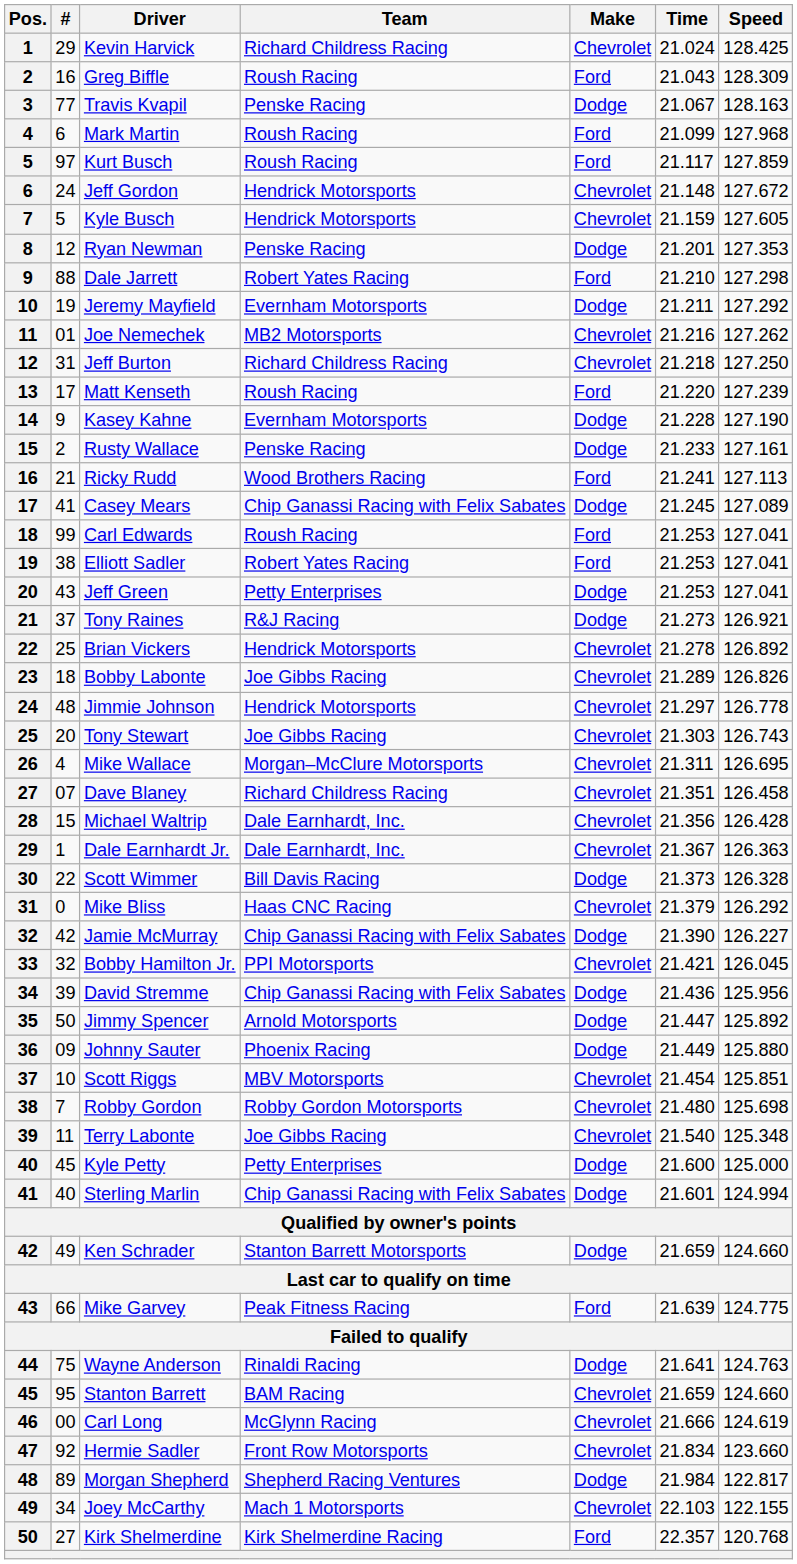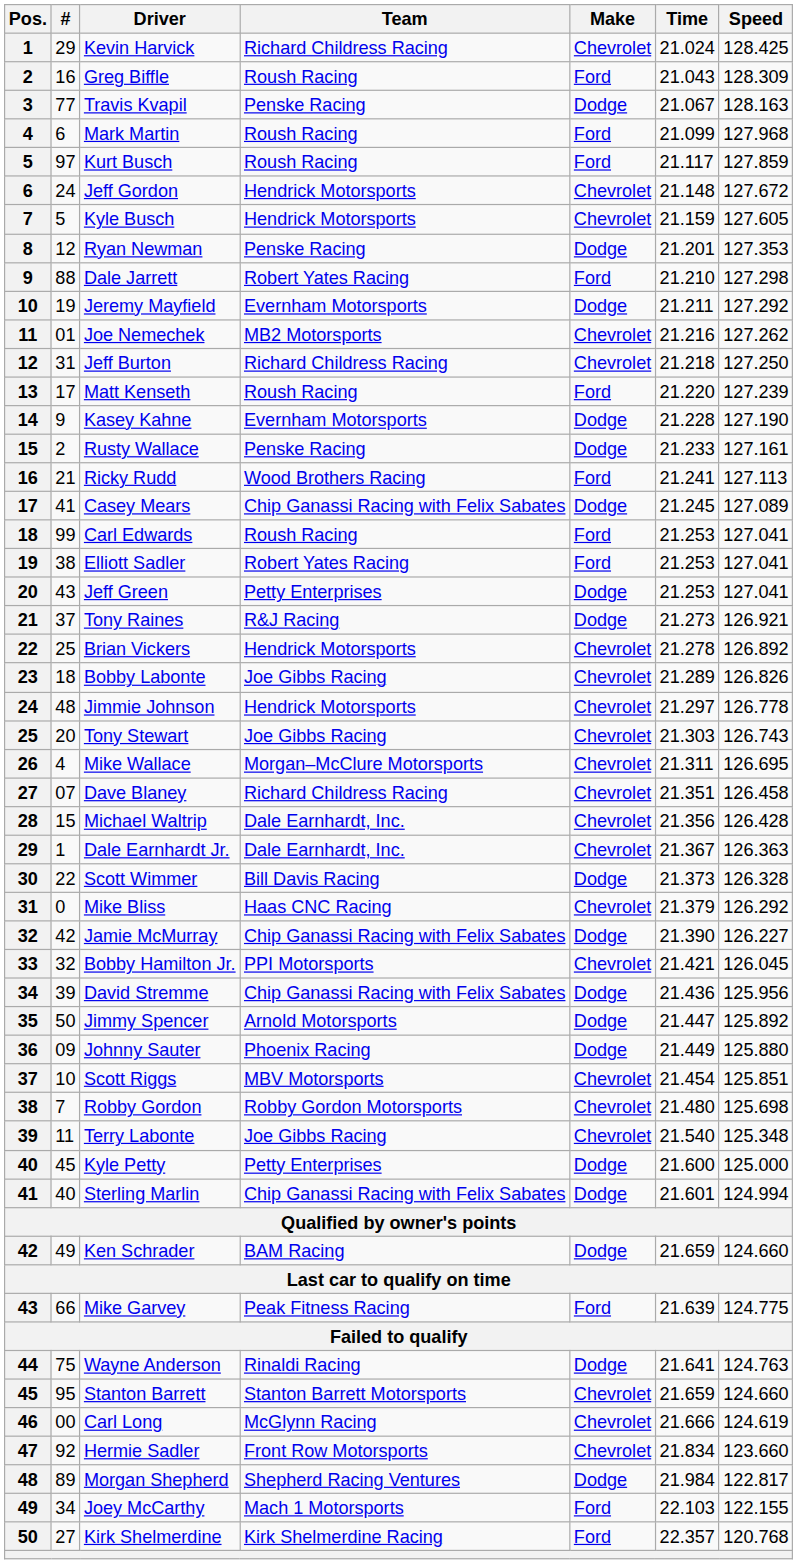(355, 1250) Stanton Barrett Motorsports -> (294, 1250) BAM Racing
(294, 1394) BAM Racing -> (355, 1394) Stanton Barrett Motorsports
(613, 1508) Chevrolet -> (592, 1508) Ford
